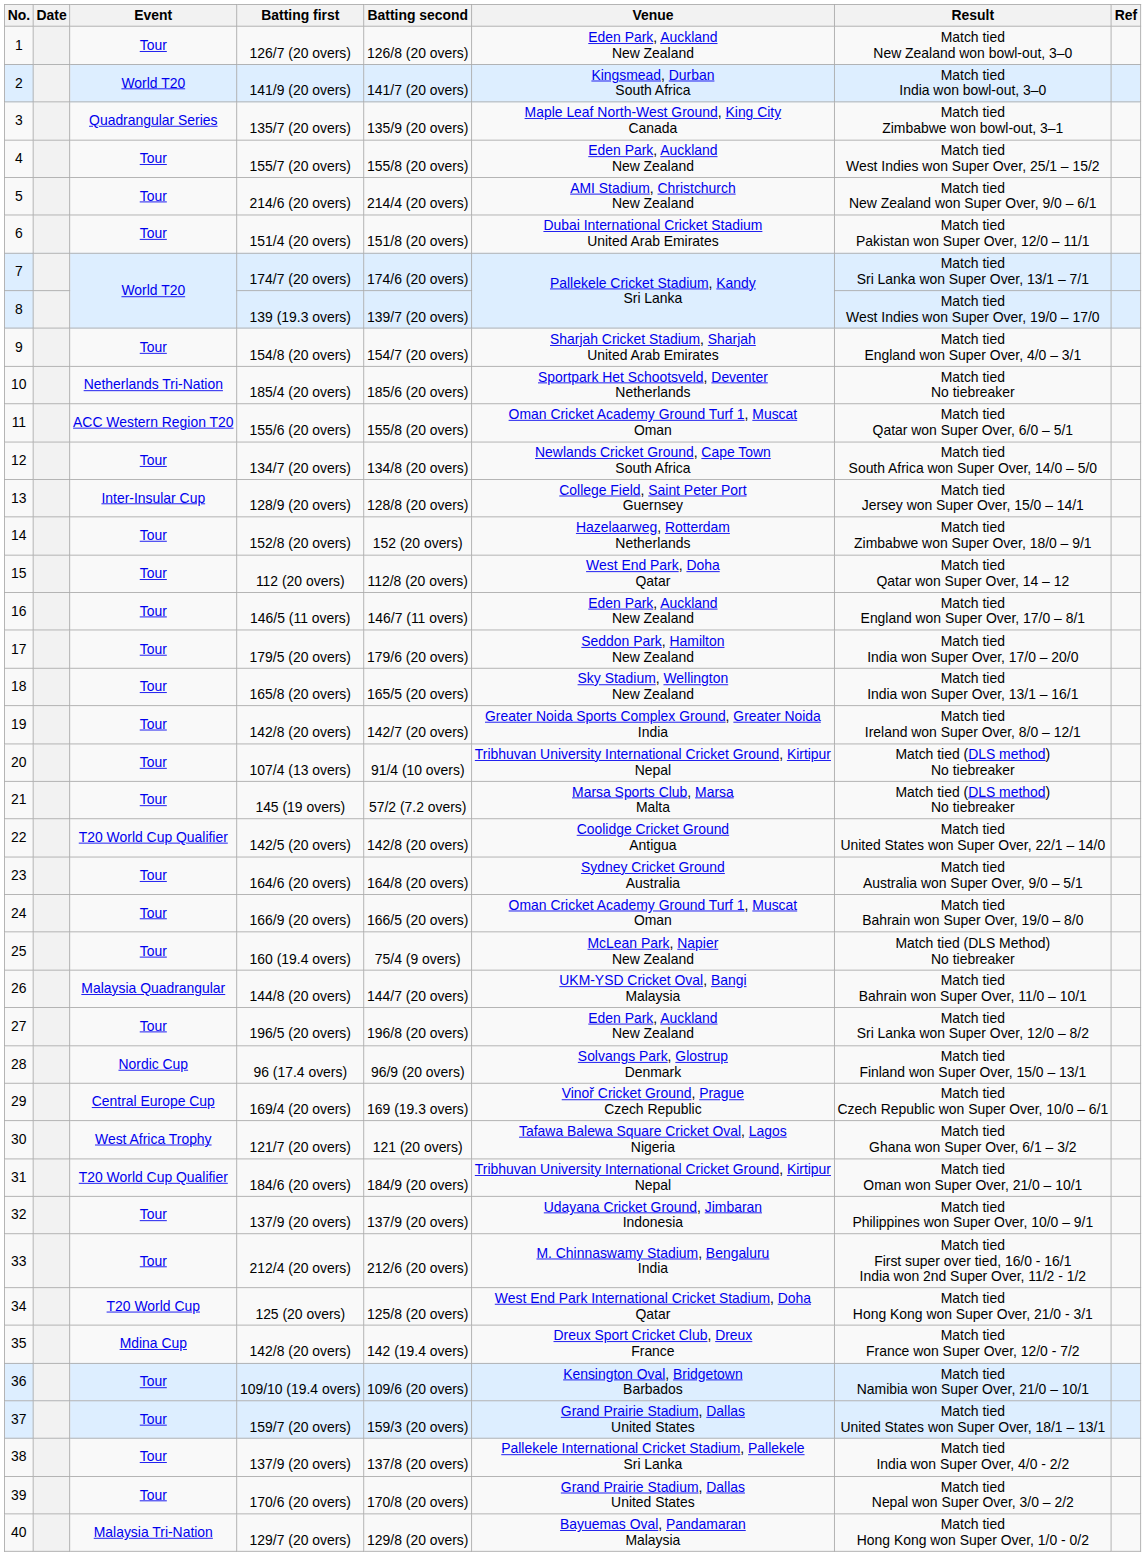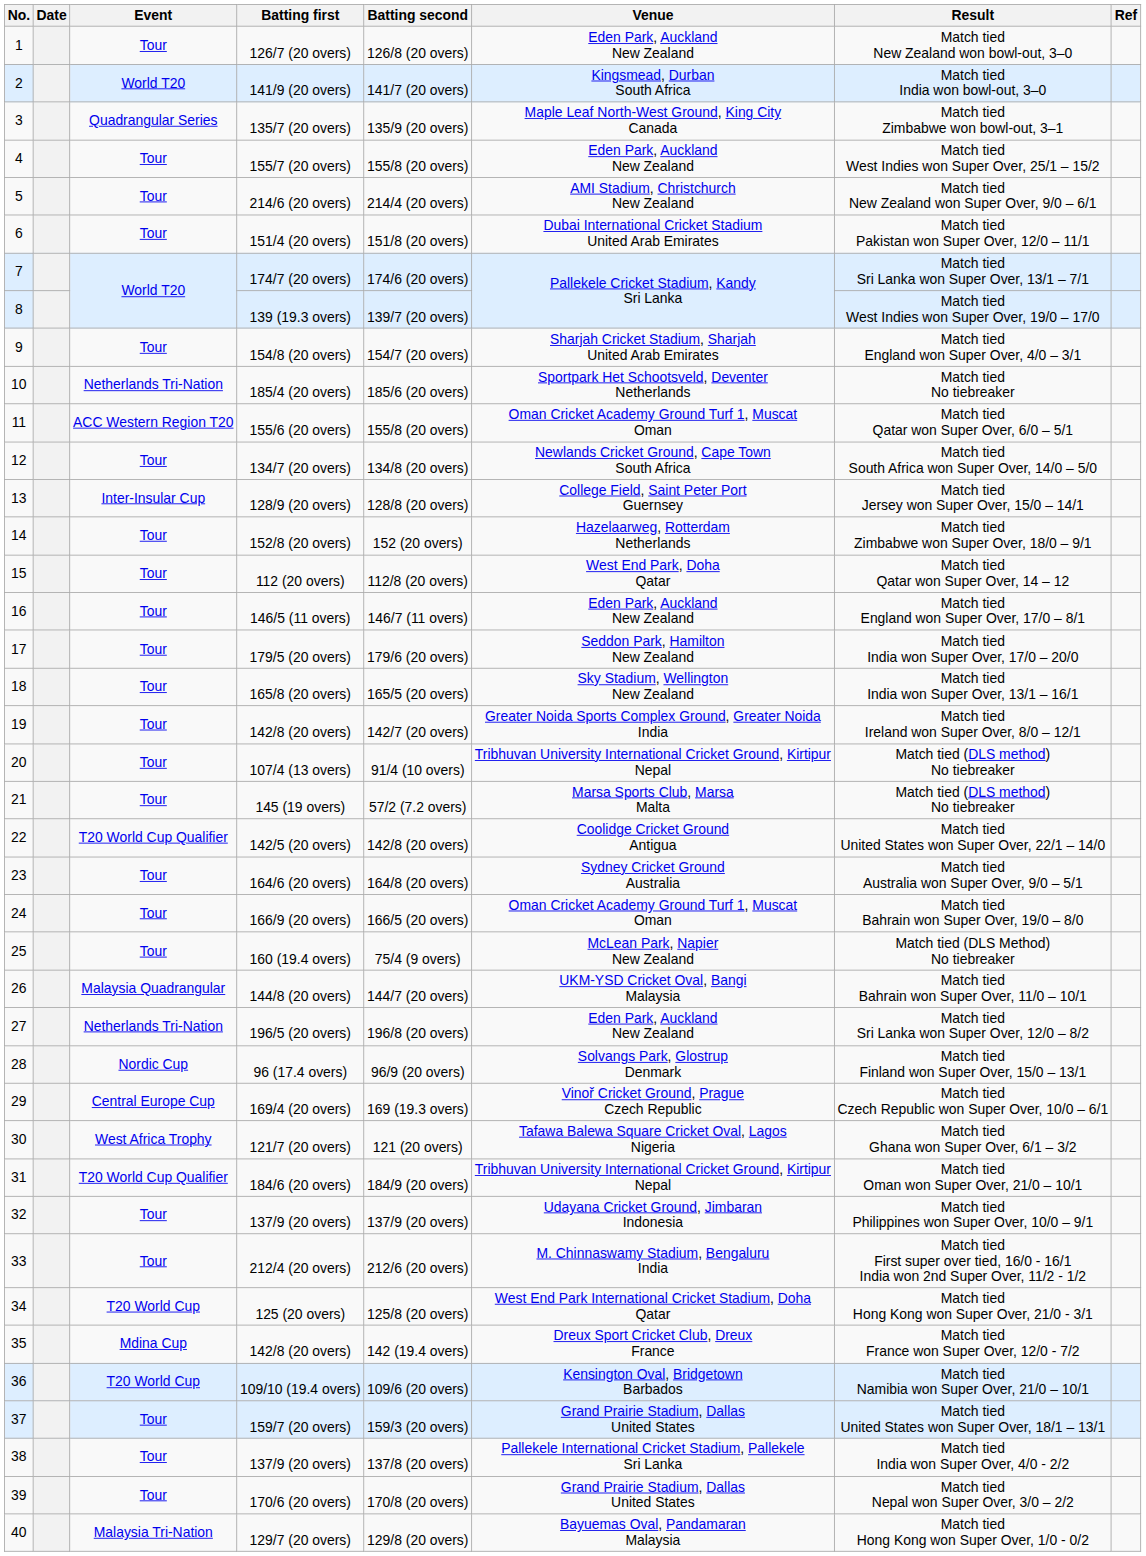(153, 1026) Tour -> (153, 1026) Netherlands Tri-Nation
(153, 1381) Tour -> (153, 1381) T20 World Cup
